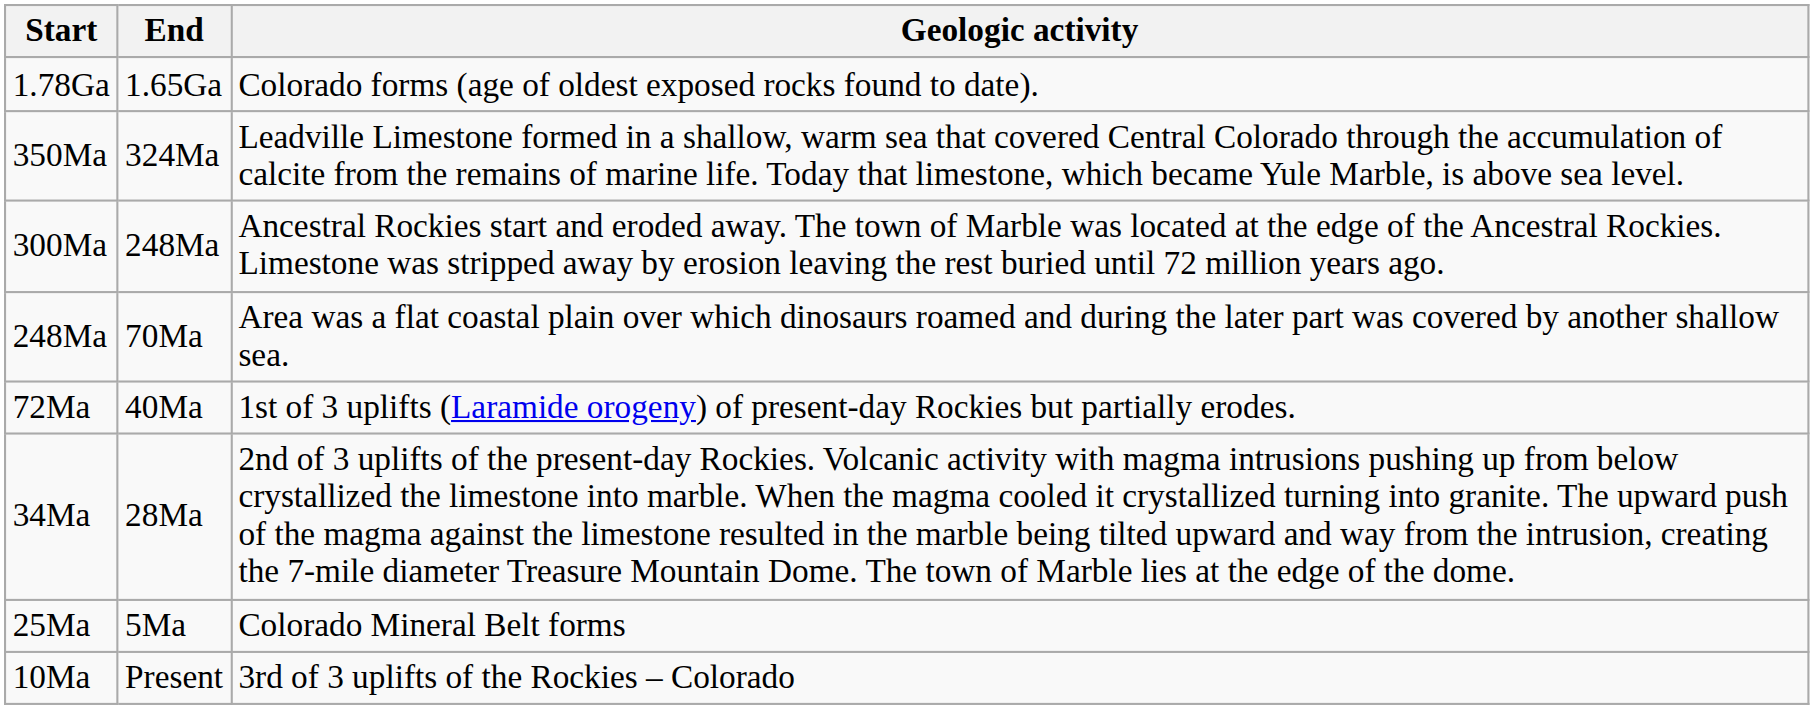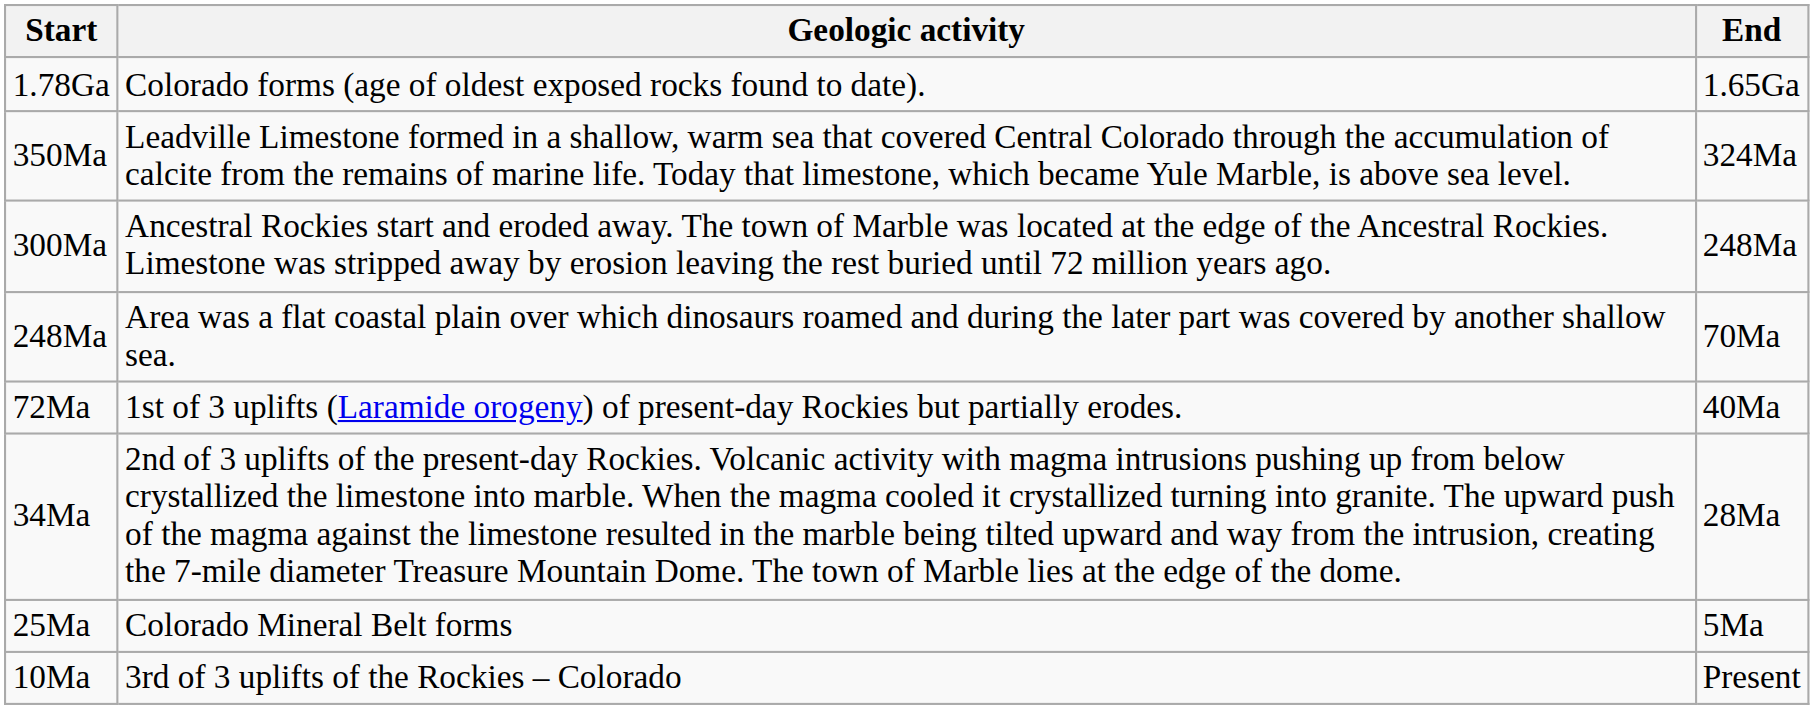columns swapped: (174, 30) <-> (1020, 30)
